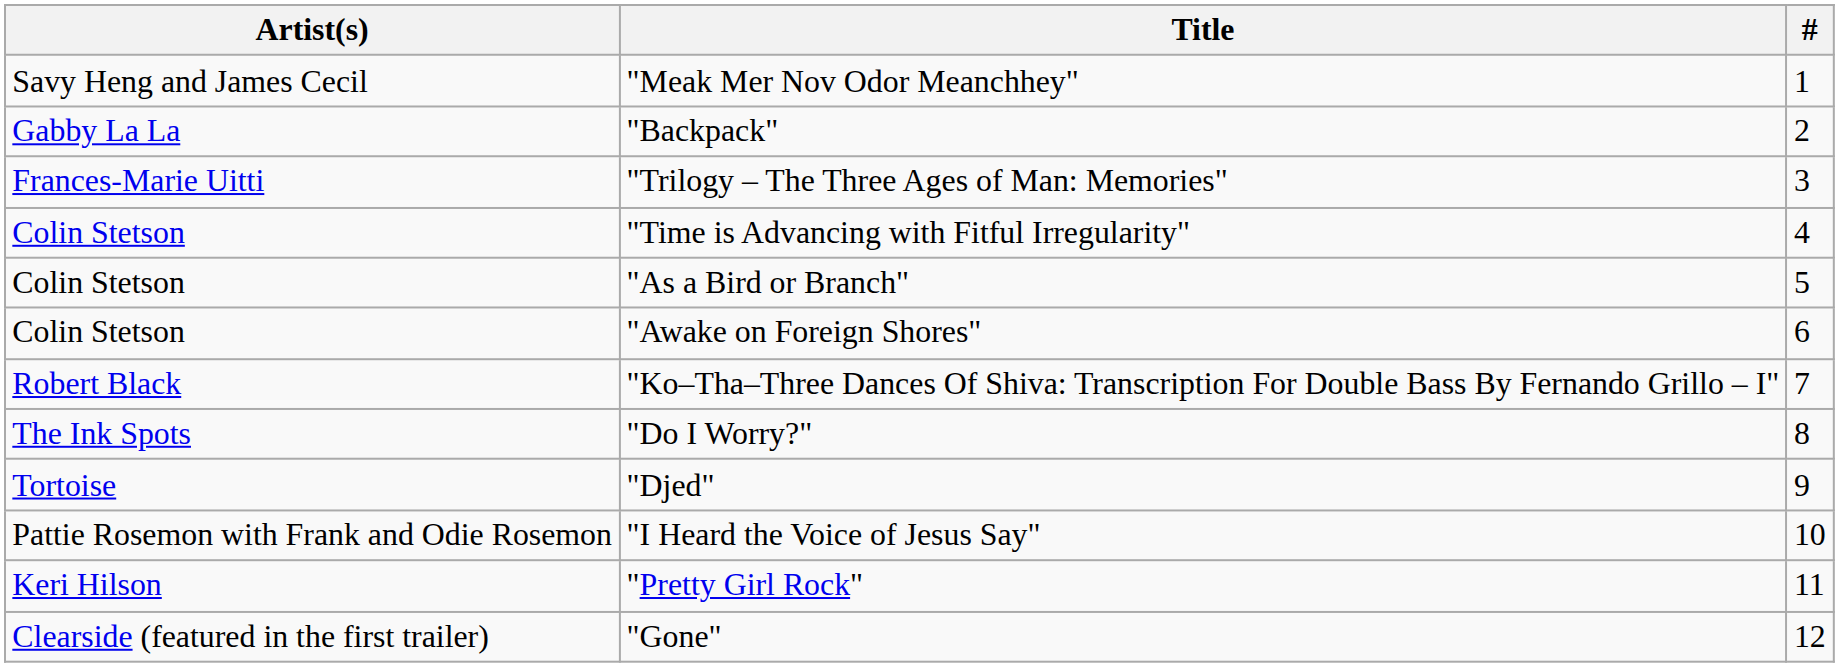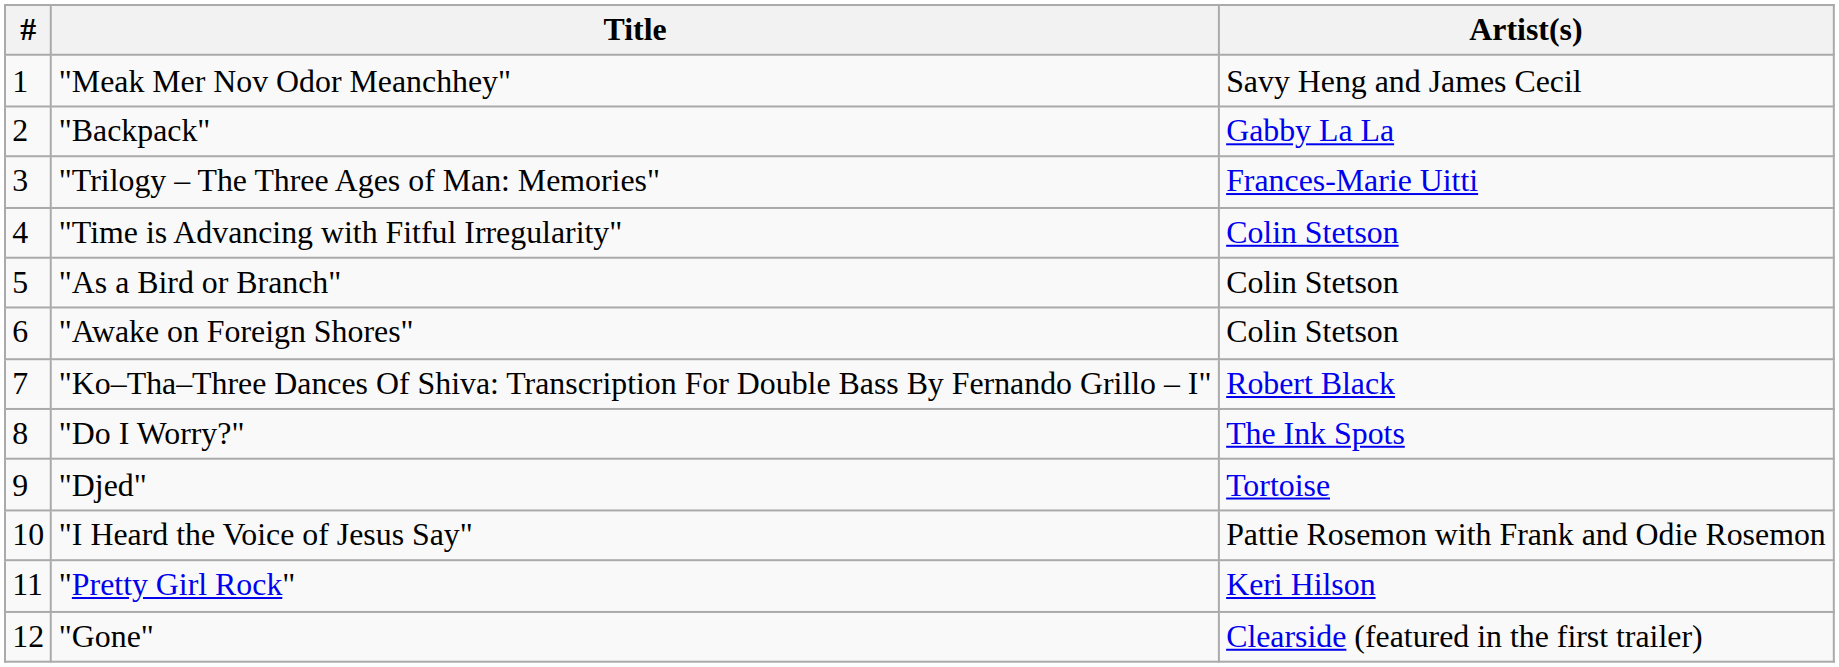columns swapped: (1810, 29) <-> (312, 29)
